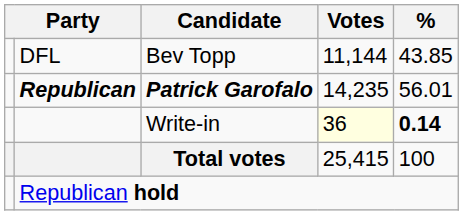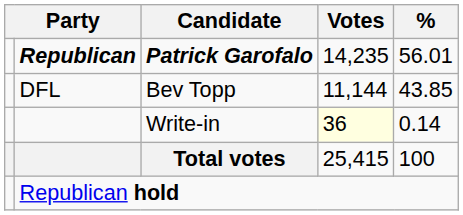rows swapped: (229, 90) <-> (191, 55)
(420, 124) bold -> (420, 124) normal
